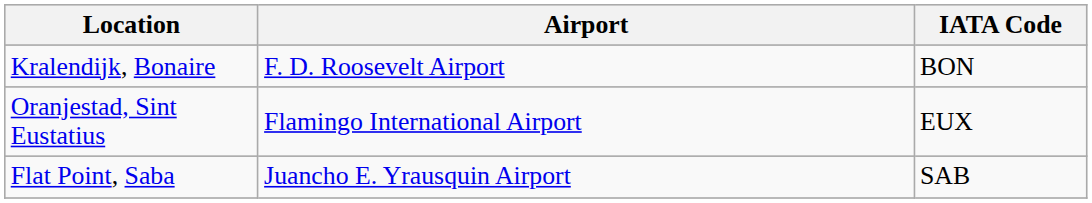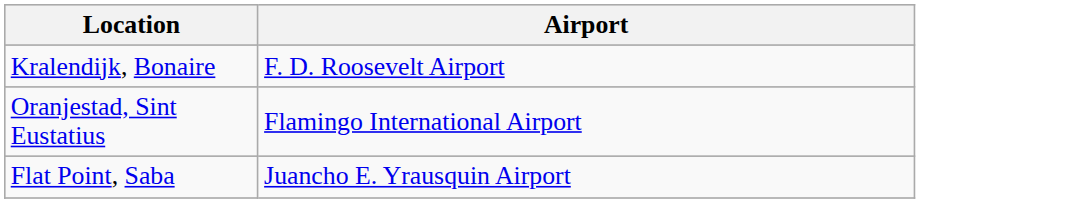- column: (1000, 24)
